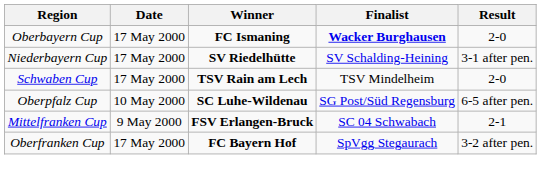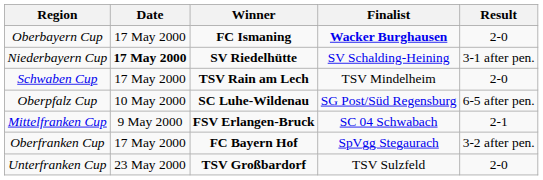(149, 57) normal -> (150, 57) bold
+ row: (57, 164)
